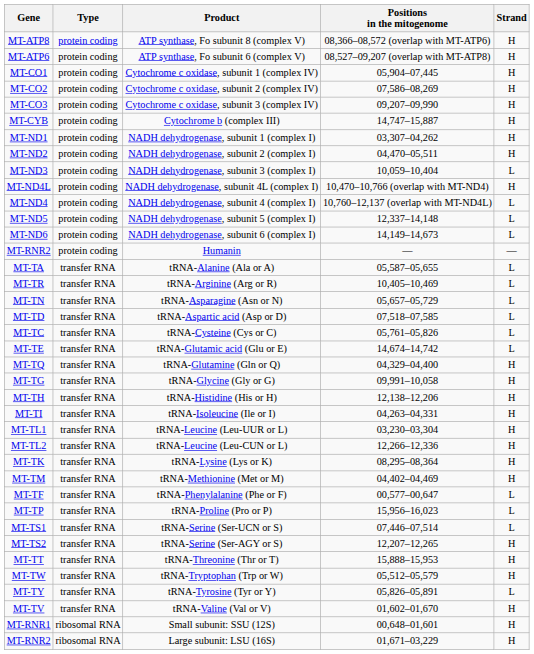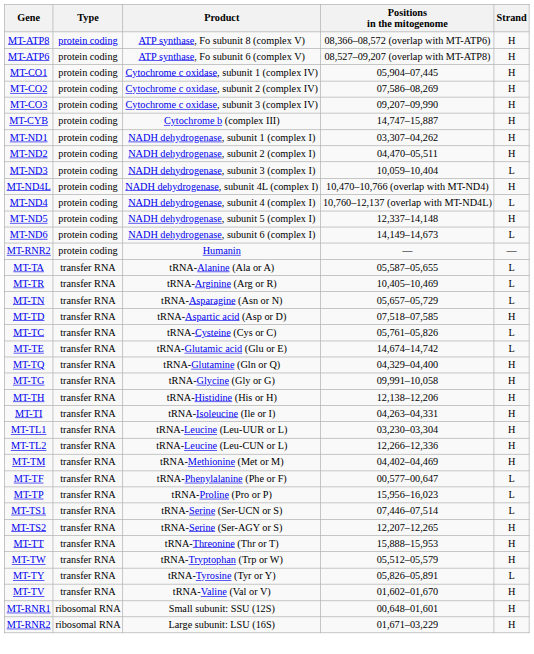(512, 219) L -> (512, 219) H
(512, 316) L -> (512, 316) H
- row: (222, 462)
